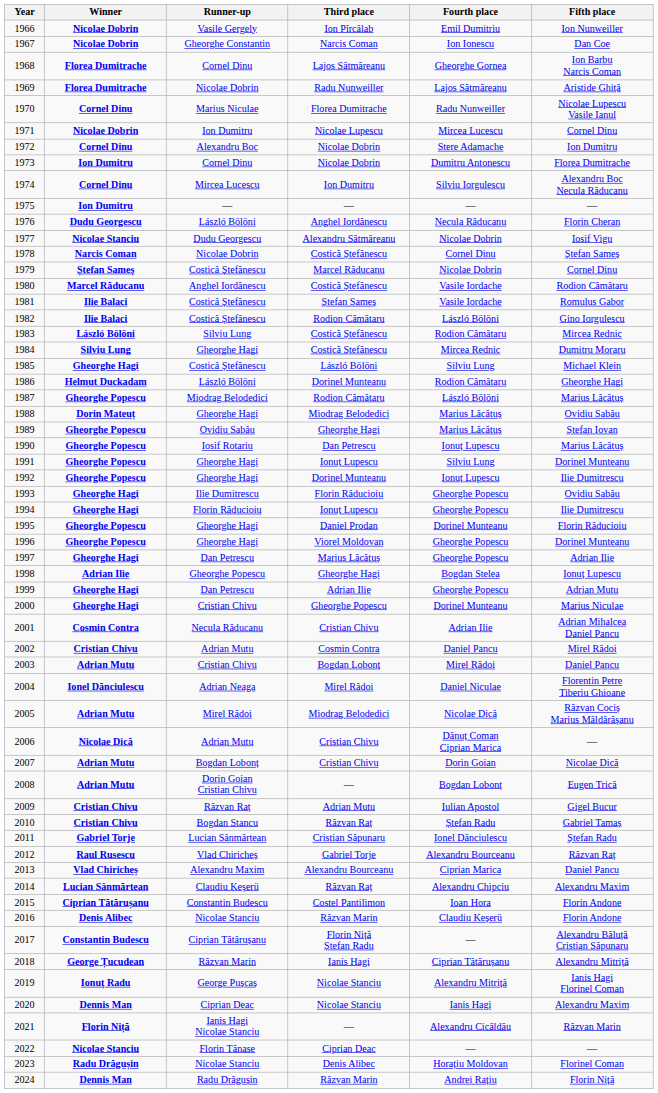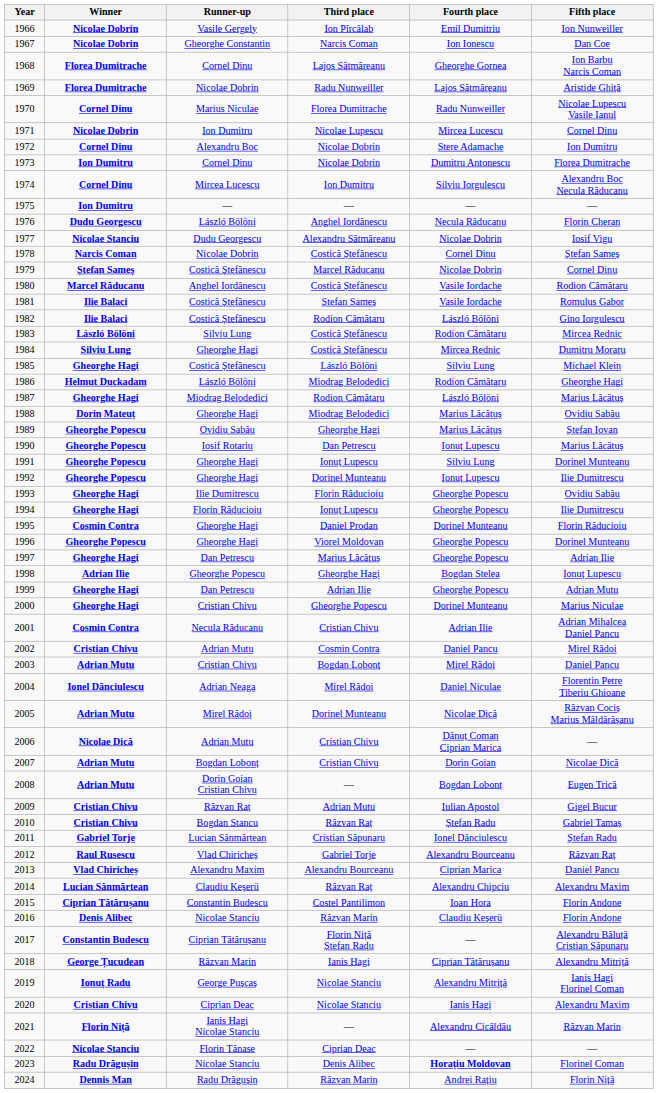(349, 382) Dorinel Munteanu -> (349, 382) Miodrag Belodedici
(106, 398) Gheorghe Popescu -> (106, 398) Gheorghe Hagi
(106, 526) Gheorghe Popescu -> (106, 526) Cosmin Contra
(349, 714) Miodrag Belodedici -> (349, 714) Dorinel Munteanu
(106, 1005) Dennis Man -> (106, 1005) Cristian Chivu
(471, 1064) normal -> (471, 1064) bold
